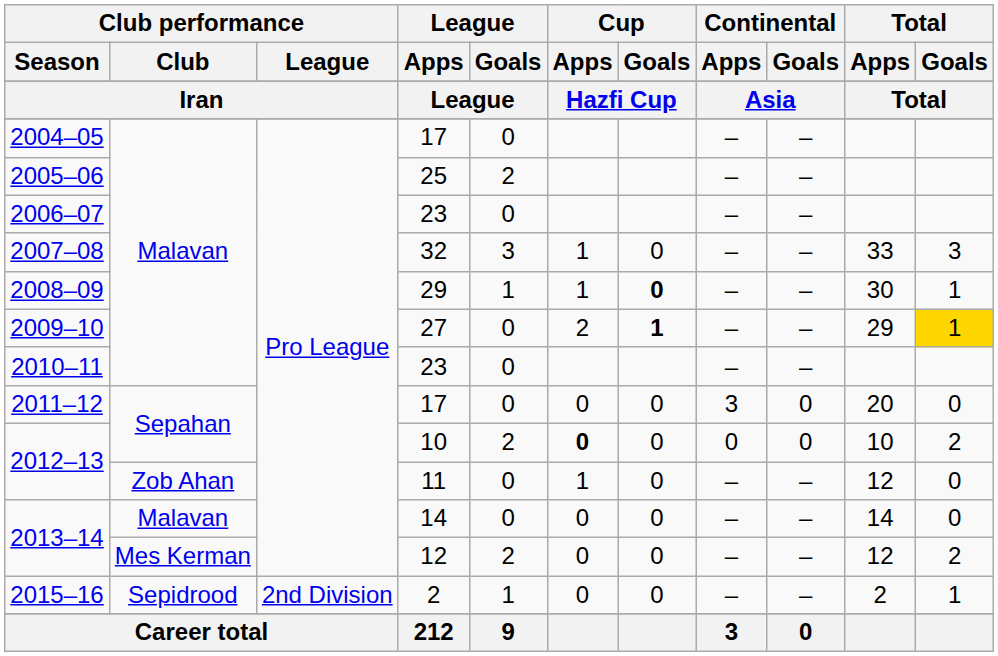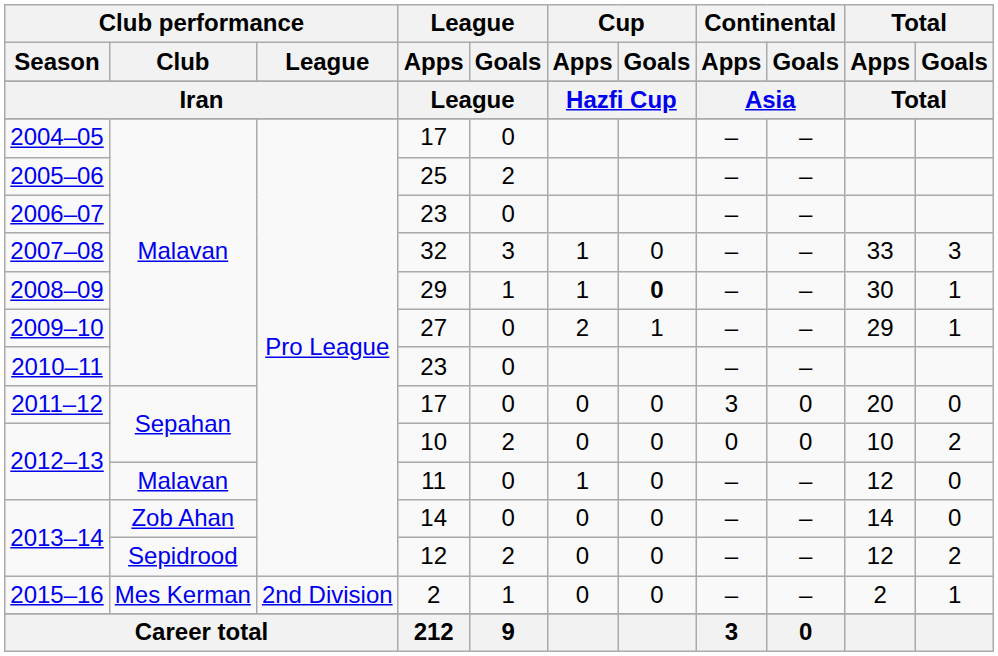(657, 328) bold -> (657, 328) normal
(955, 328) gold background -> (955, 328) no background
(583, 442) bold -> (583, 442) normal
(183, 480) Zob Ahan -> (183, 480) Malavan
(183, 518) Malavan -> (183, 518) Zob Ahan
(183, 556) Mes Kerman -> (183, 556) Sepidrood
(183, 594) Sepidrood -> (183, 594) Mes Kerman
